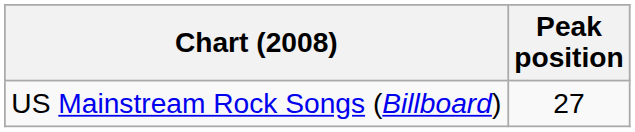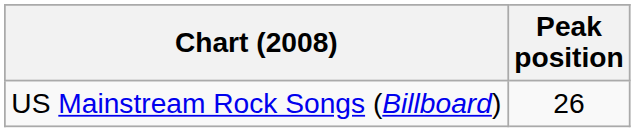(569, 103) 27 -> (569, 103) 26
